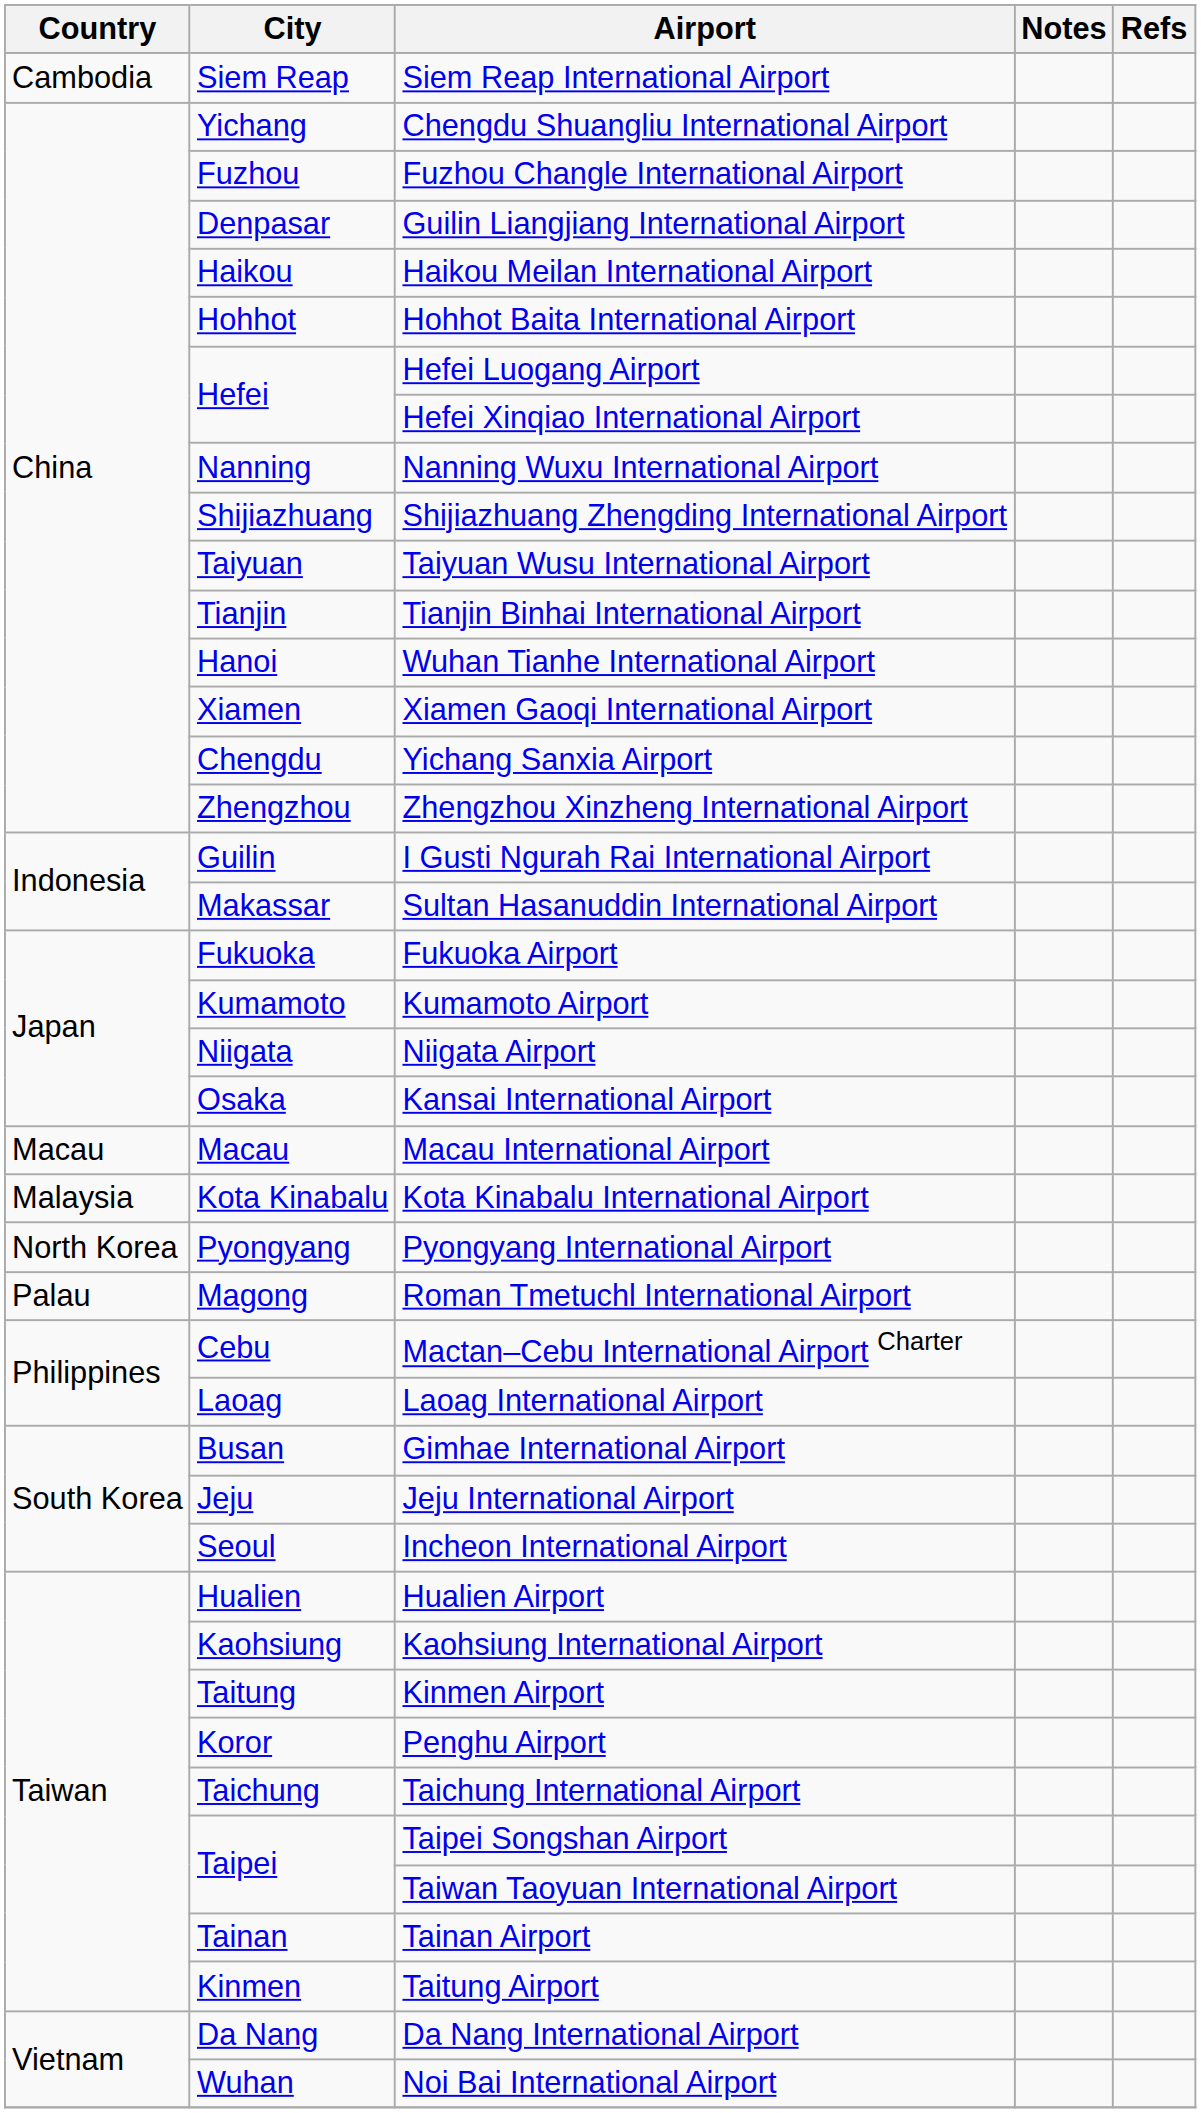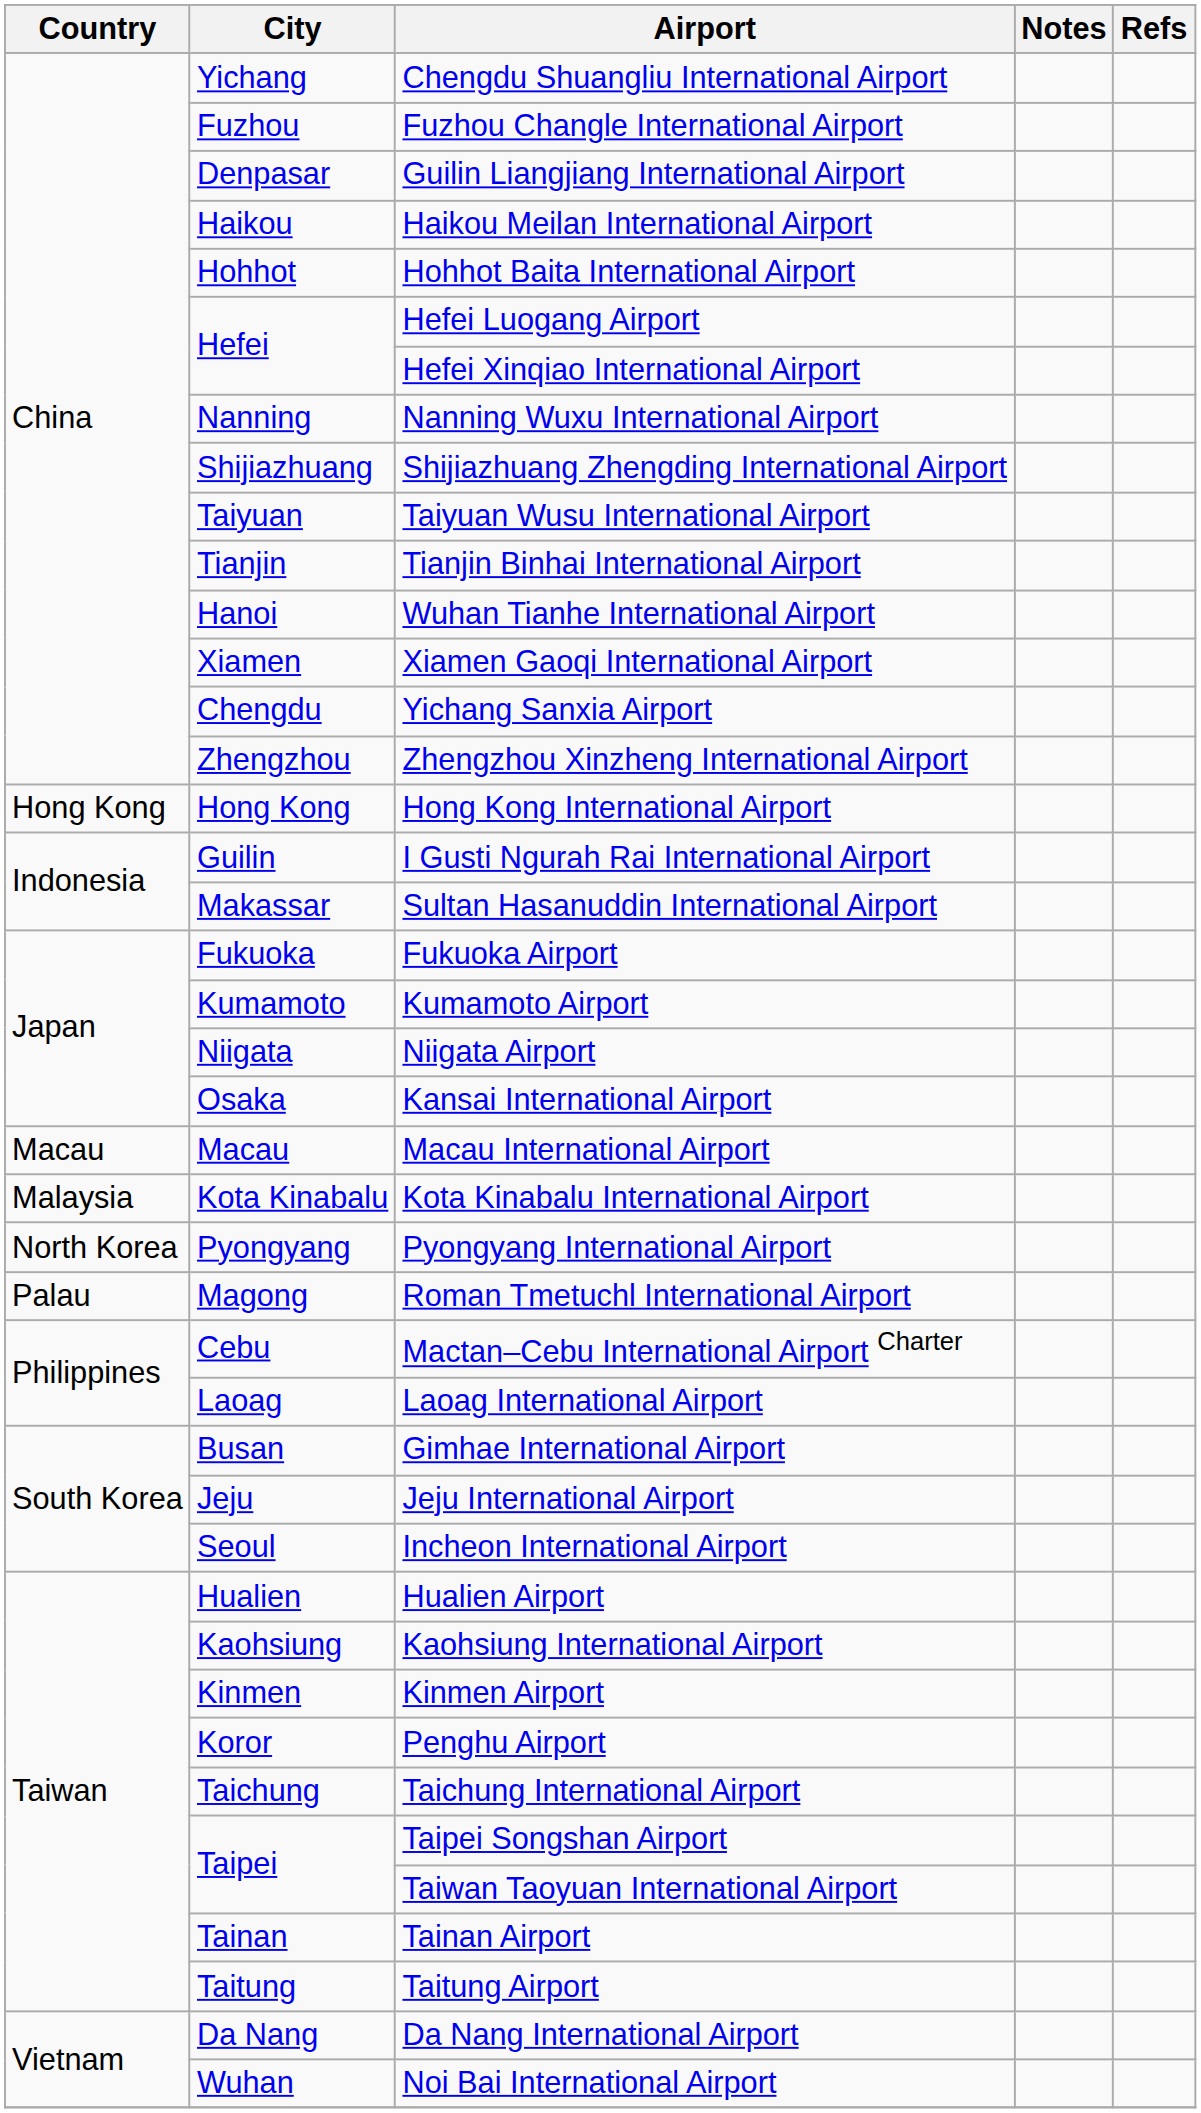- row: (616, 77)
+ row: (617, 808)
(247, 1693) Taitung -> (249, 1693) Kinmen
(249, 1985) Kinmen -> (247, 1985) Taitung
